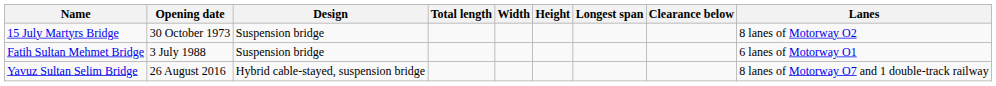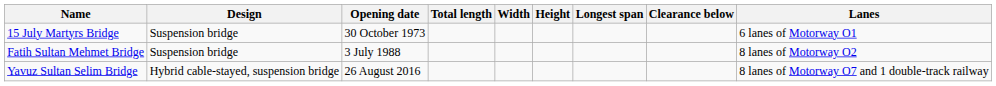columns swapped: (190, 14) <-> (330, 14)
(798, 33) 8 lanes of Motorway O2 -> (798, 33) 6 lanes of Motorway O1
(798, 52) 6 lanes of Motorway O1 -> (798, 52) 8 lanes of Motorway O2
